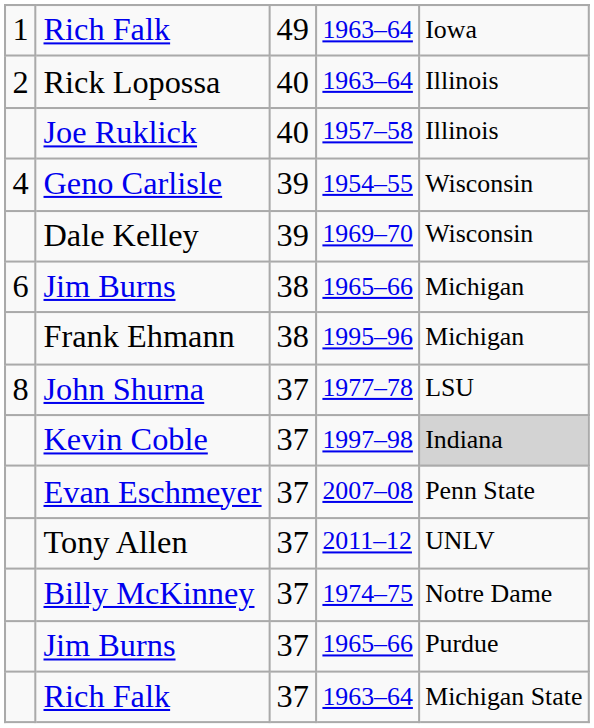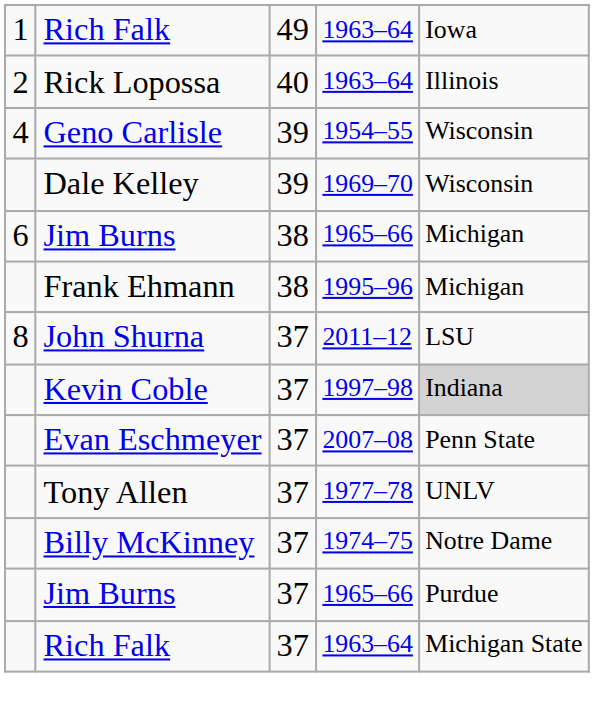- row: (21, 133)
(368, 388) 1977–78 -> (367, 337) 2011–12
(367, 542) 2011–12 -> (368, 491) 1977–78
